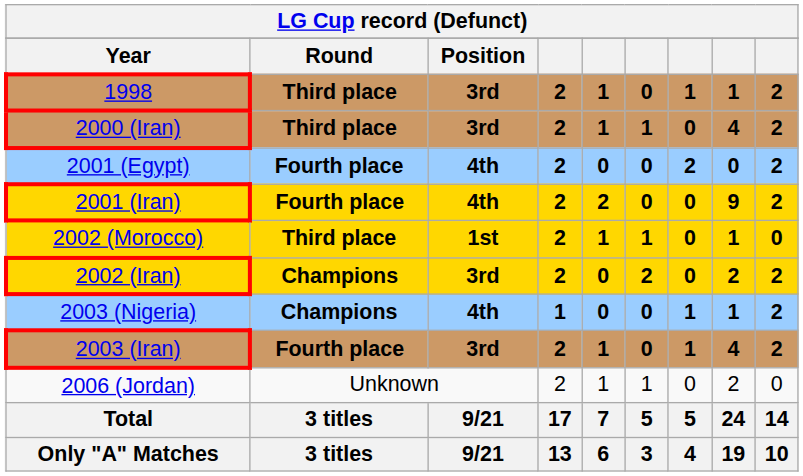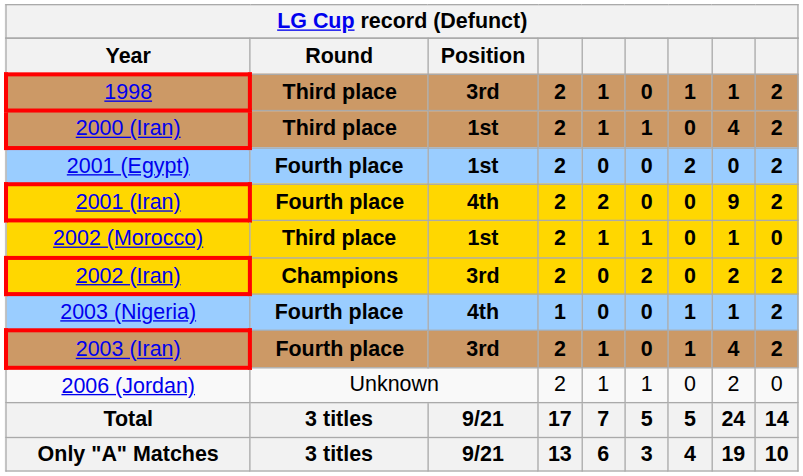(483, 128) 3rd -> (483, 128) 1st
(483, 165) 4th -> (483, 165) 1st
(339, 312) Champions -> (339, 312) Fourth place
